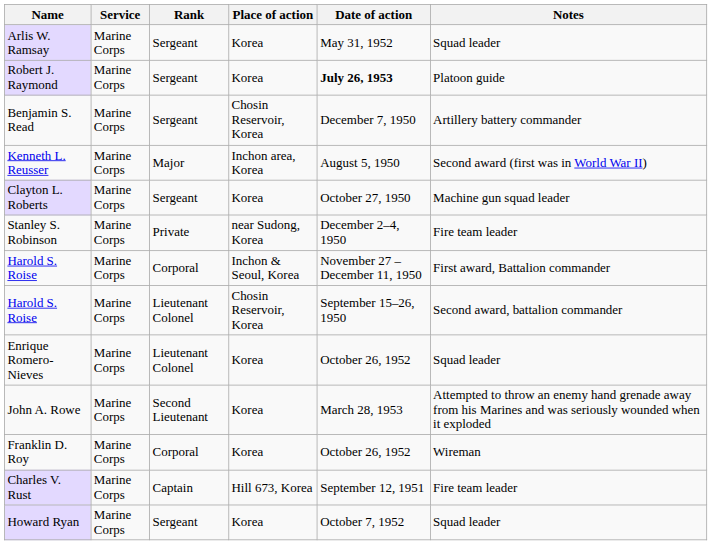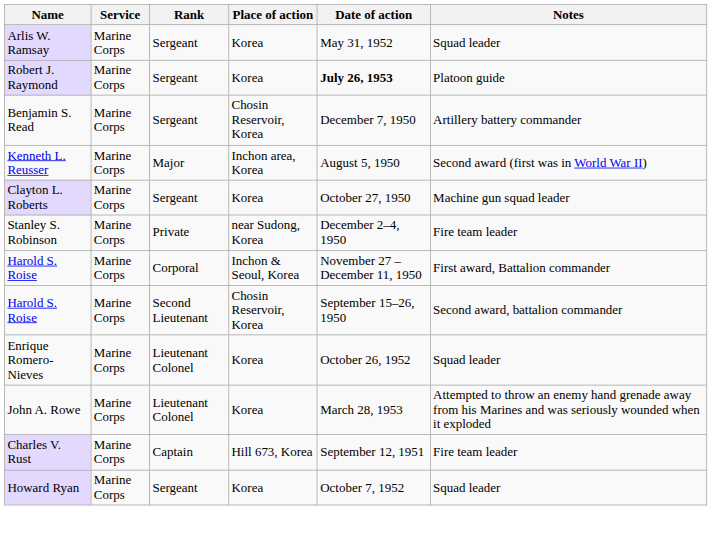(180, 310) Lieutenant Colonel -> (180, 310) Second Lieutenant
(180, 409) Second Lieutenant -> (180, 409) Lieutenant Colonel
- row: (37, 452)
